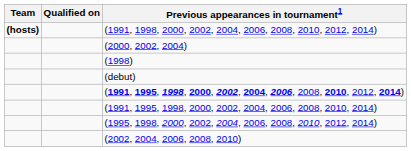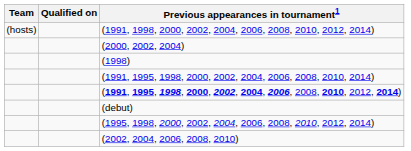(23, 30) bold -> (21, 30) normal
rows swapped: (120, 76) <-> (241, 107)
